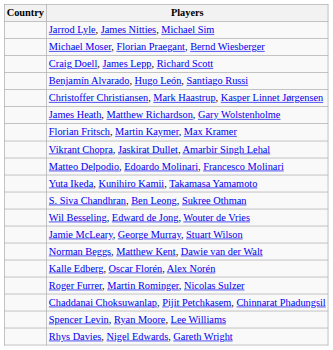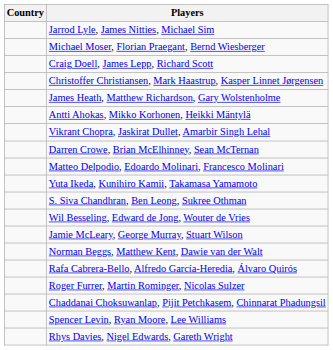- row: (149, 81)
+ row: (150, 115)
- row: (143, 132)
+ row: (154, 149)
+ row: (173, 268)
- row: (132, 268)
